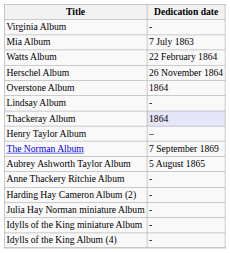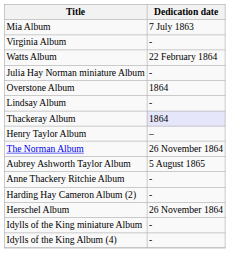rows swapped: (36, 27) <-> (29, 42)
rows swapped: (38, 73) <-> (76, 210)
(184, 149) 7 September 1869 -> (186, 149) 26 November 1864
